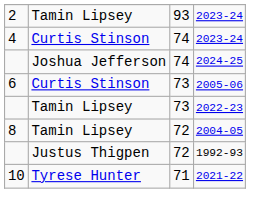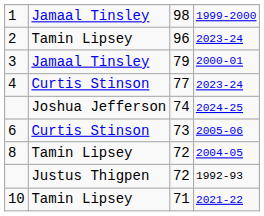+ row: (12, 16)
(181, 16) 93 -> (181, 39) 96
+ row: (12, 62)
(181, 39) 74 -> (181, 85) 77
- row: (16, 108)
(86, 176) Tyrese Hunter -> (82, 199) Tamin Lipsey
